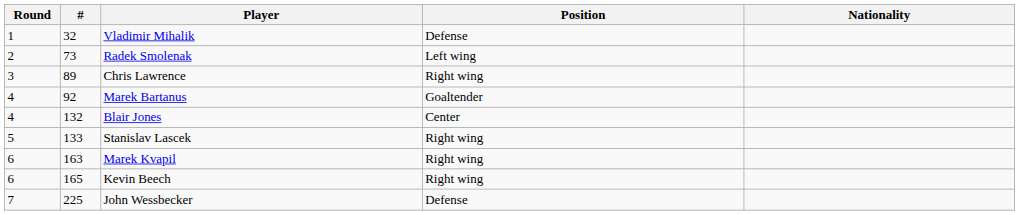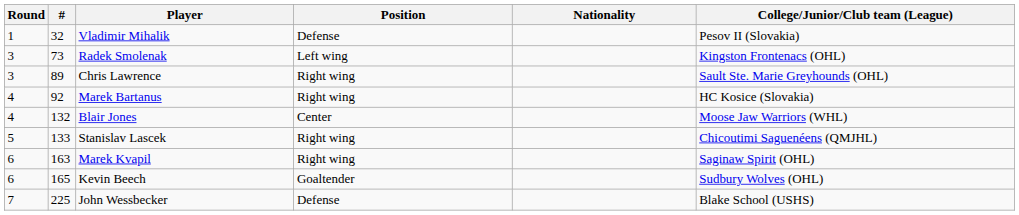+ column: (855, 14)
(11, 55) 2 -> (11, 55) 3
(454, 96) Goaltender -> (326, 96) Right wing
(454, 179) Right wing -> (326, 179) Goaltender
